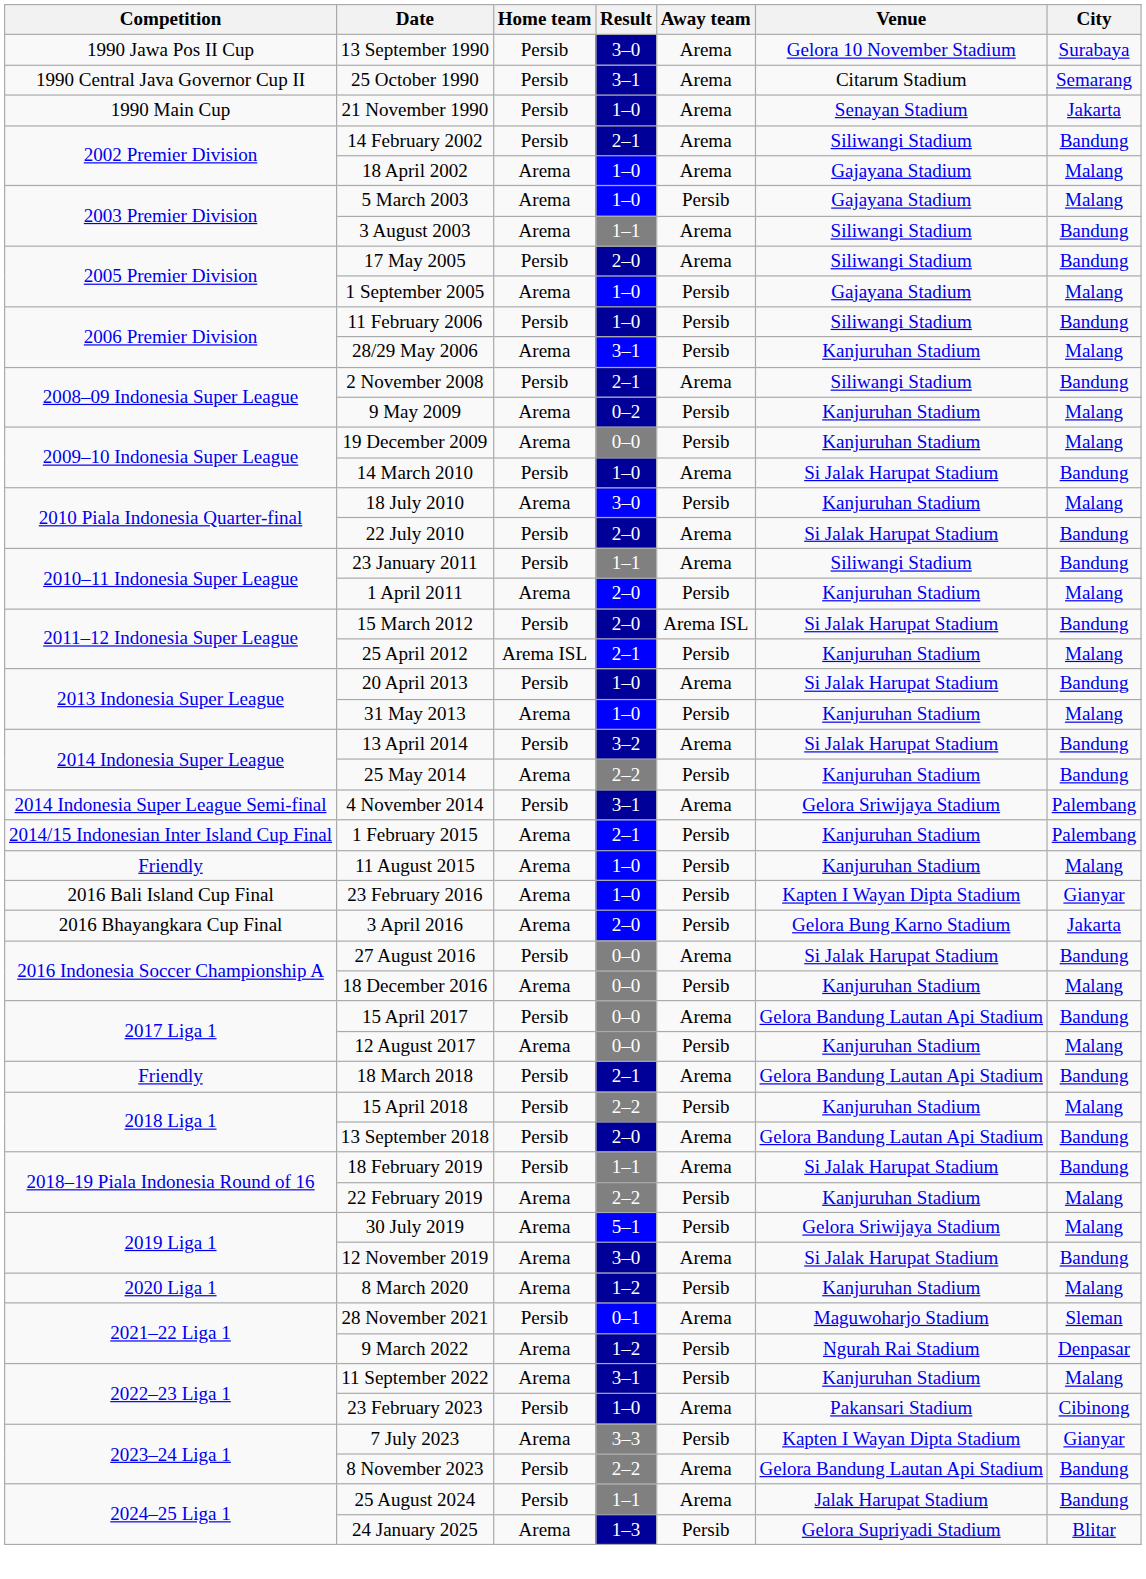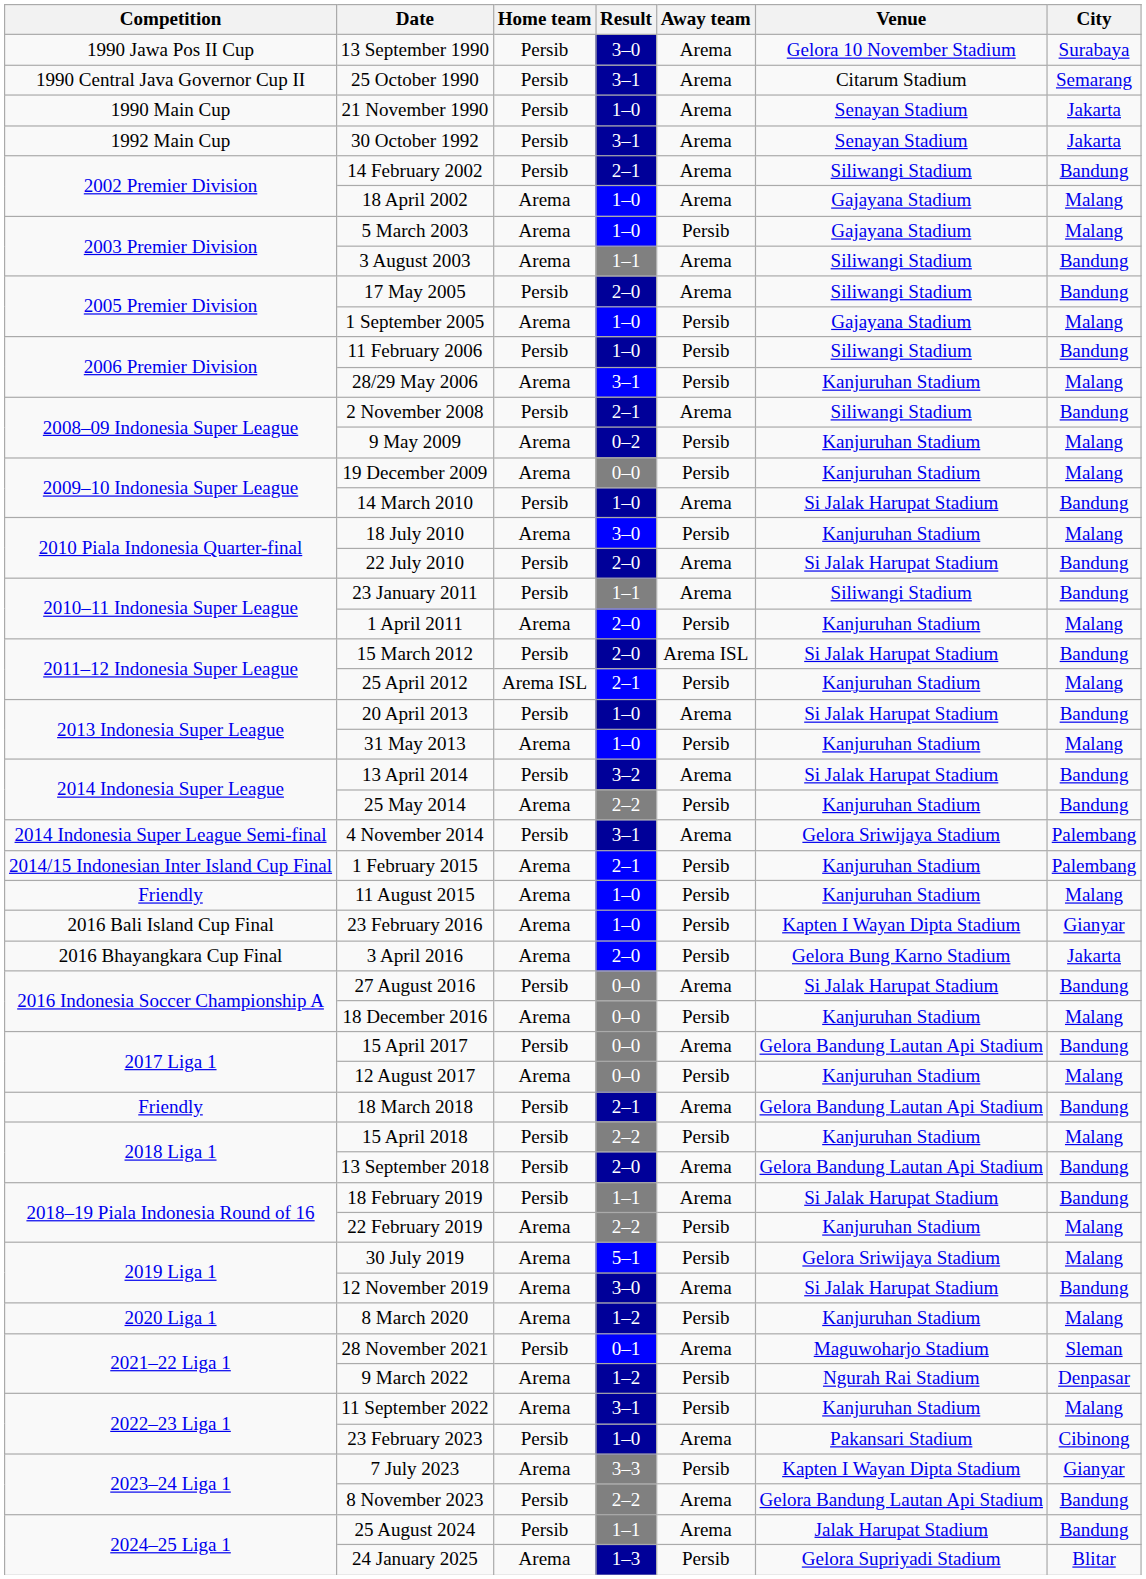+ row: (415, 140)
